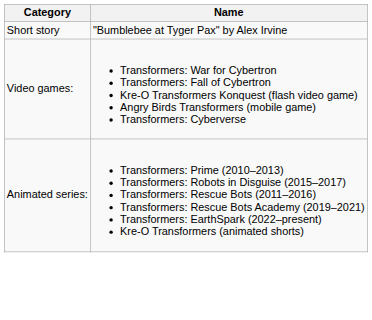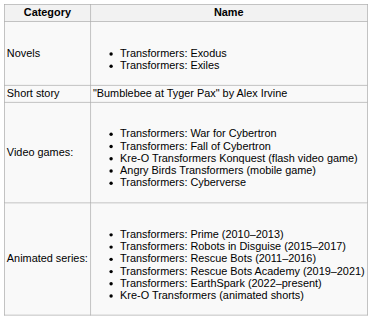+ row: (23, 53)
